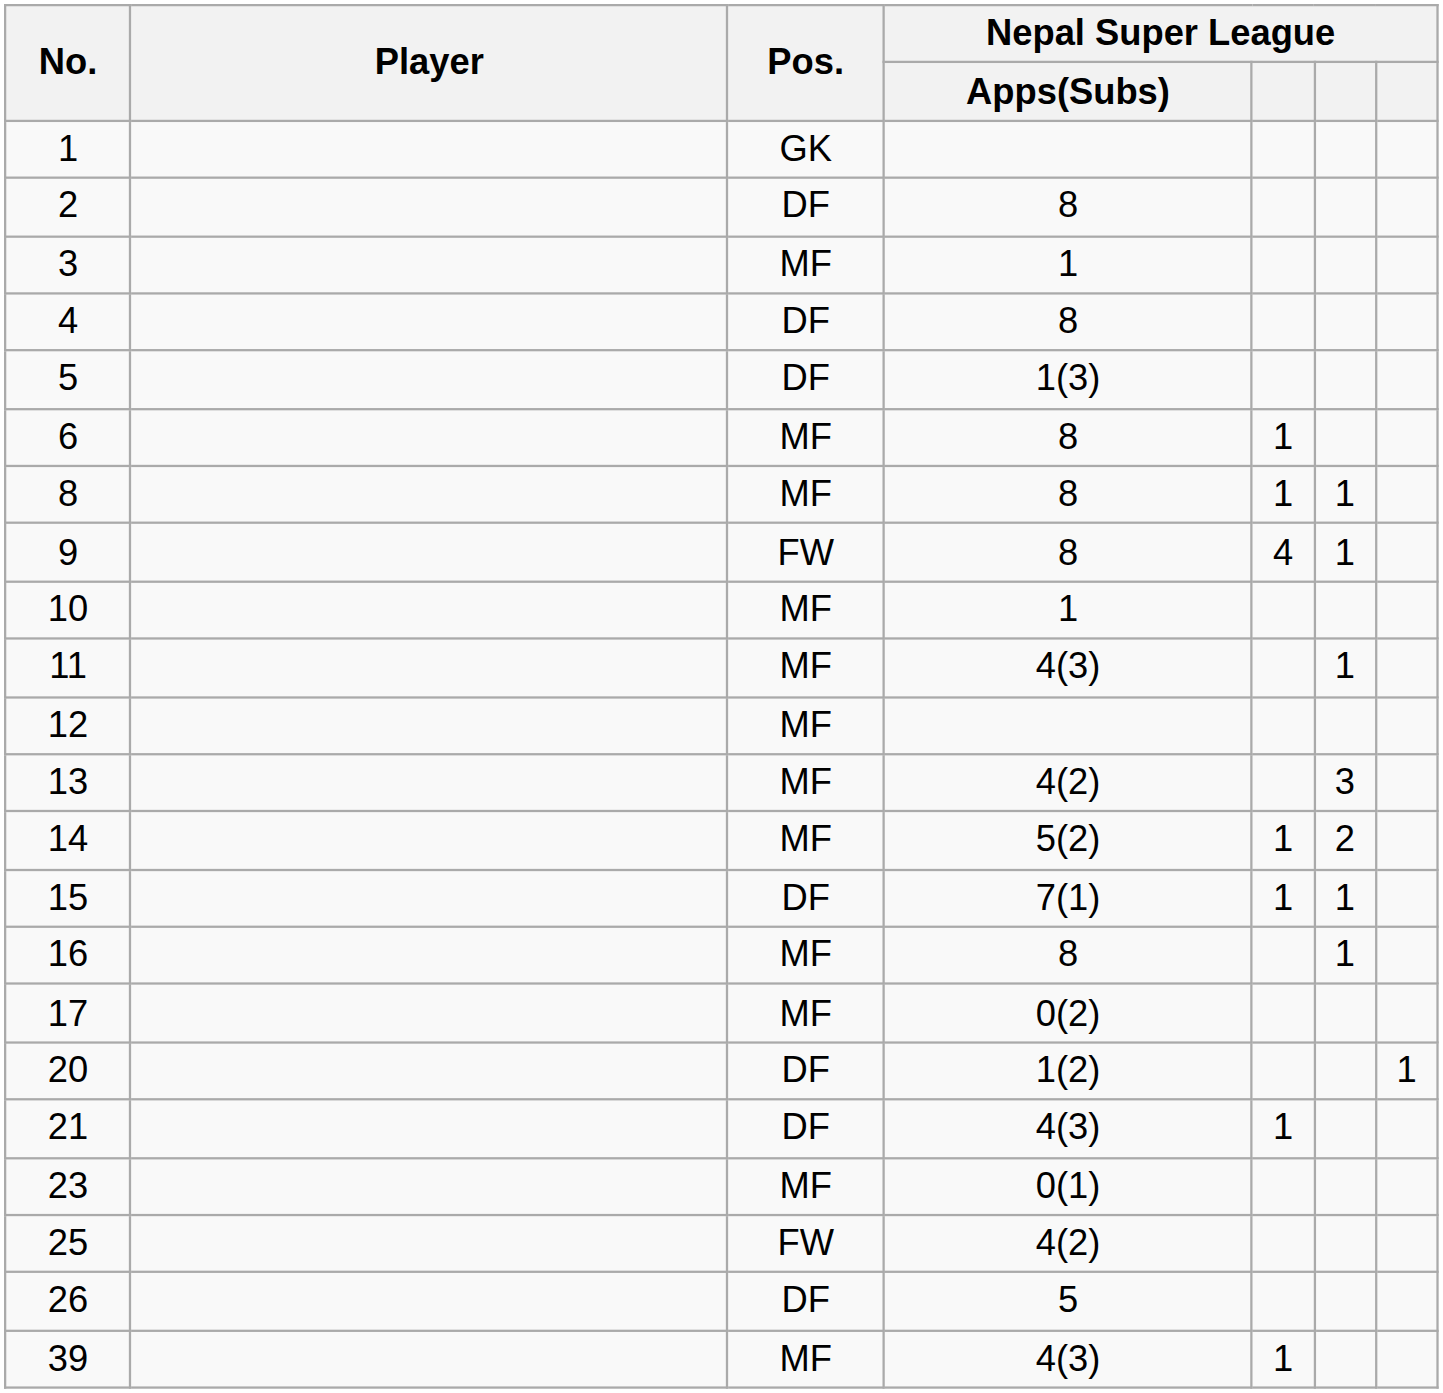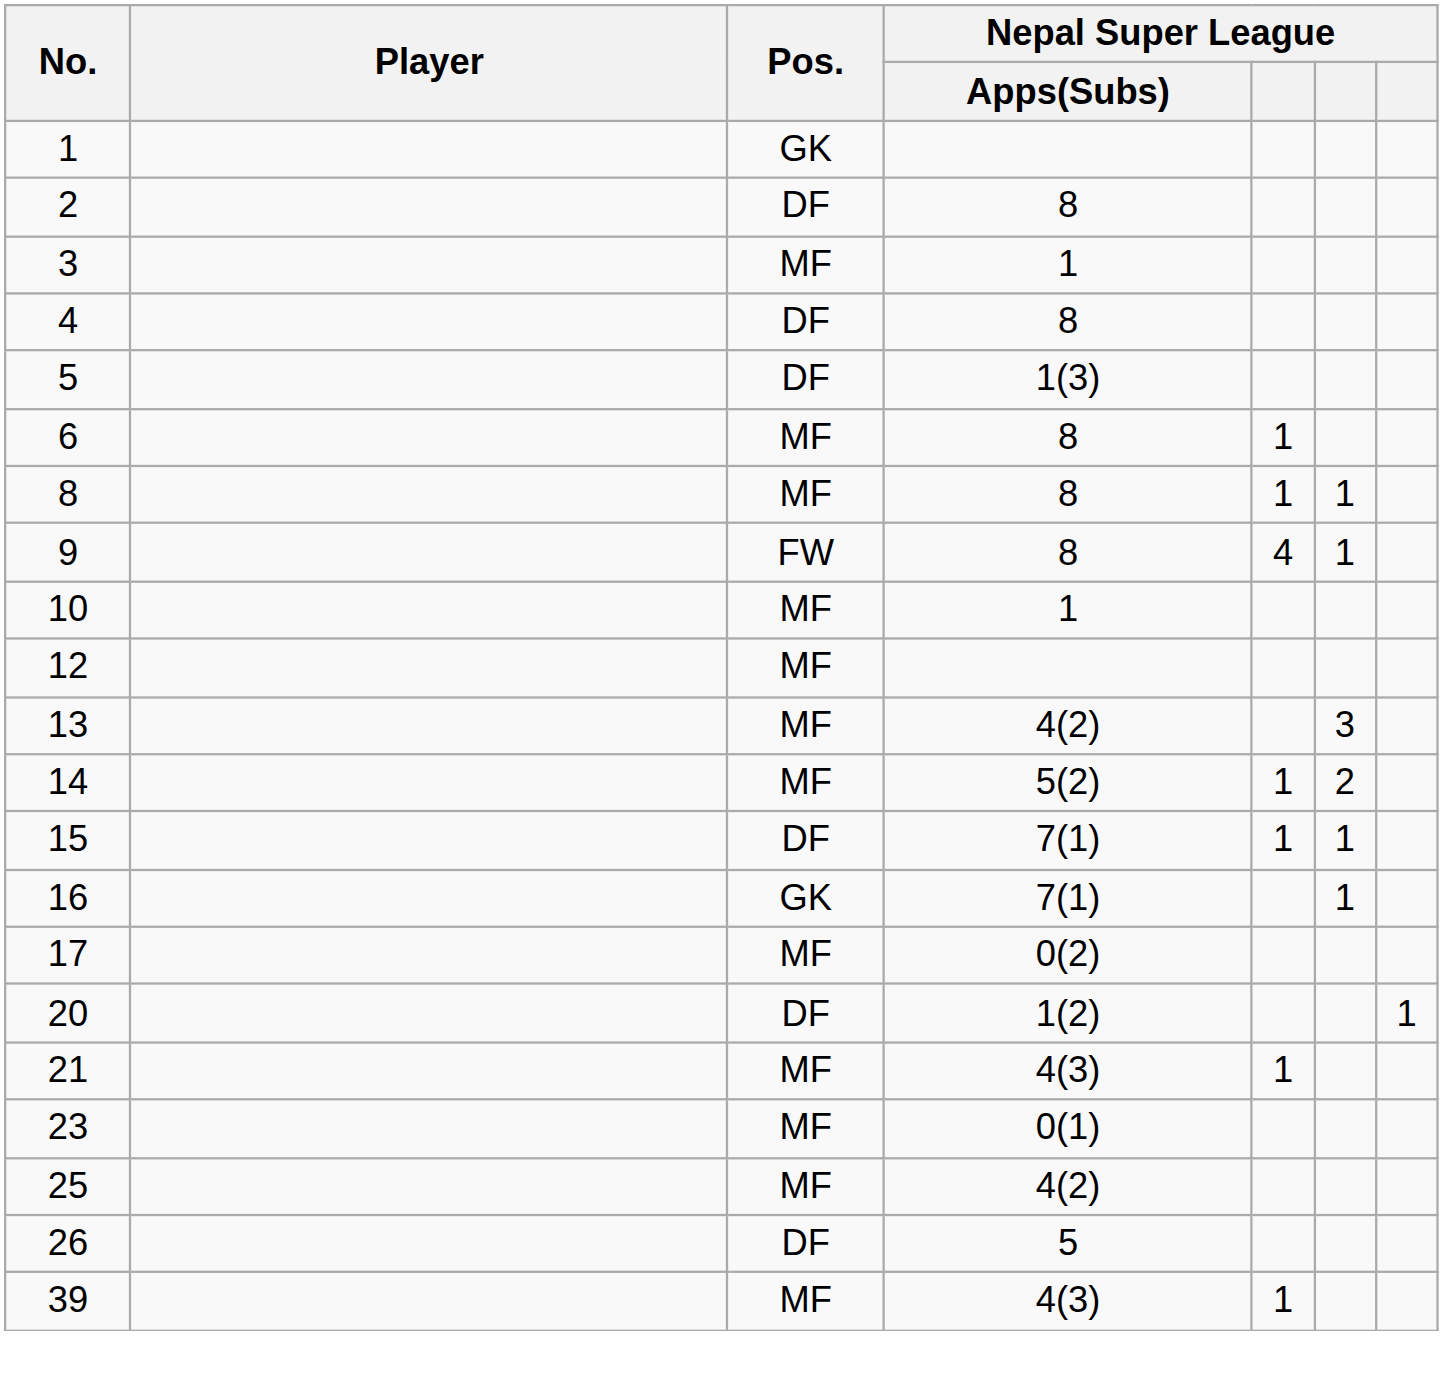- row: (68, 666)
(806, 954) MF -> (806, 897) GK
(1068, 954) 8 -> (1068, 897) 7(1)
(806, 1127) DF -> (806, 1070) MF
(806, 1242) FW -> (806, 1185) MF
